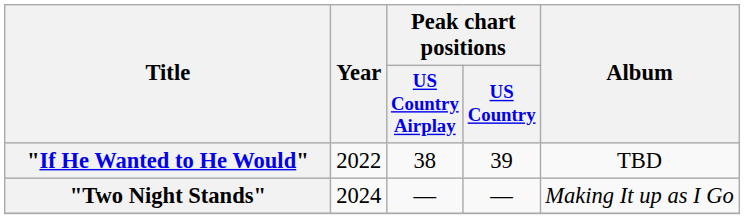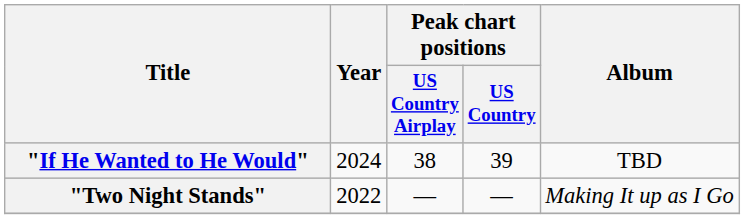(359, 160) 2022 -> (359, 160) 2024
(359, 195) 2024 -> (359, 195) 2022
